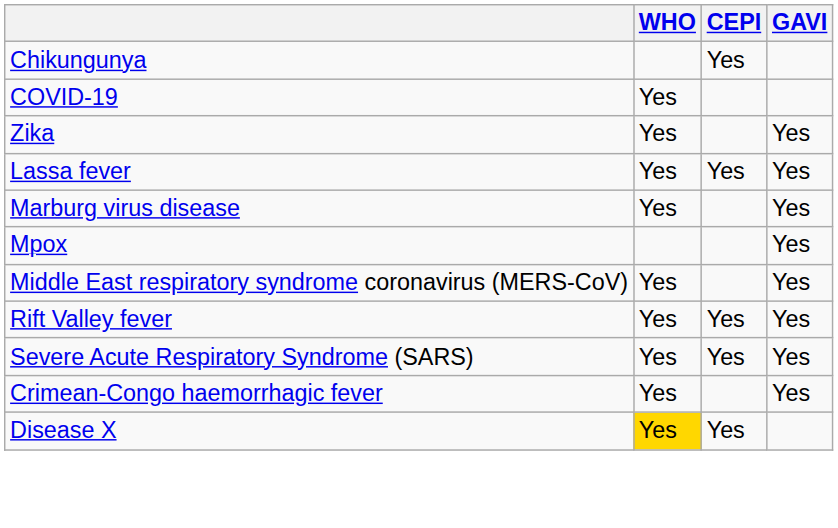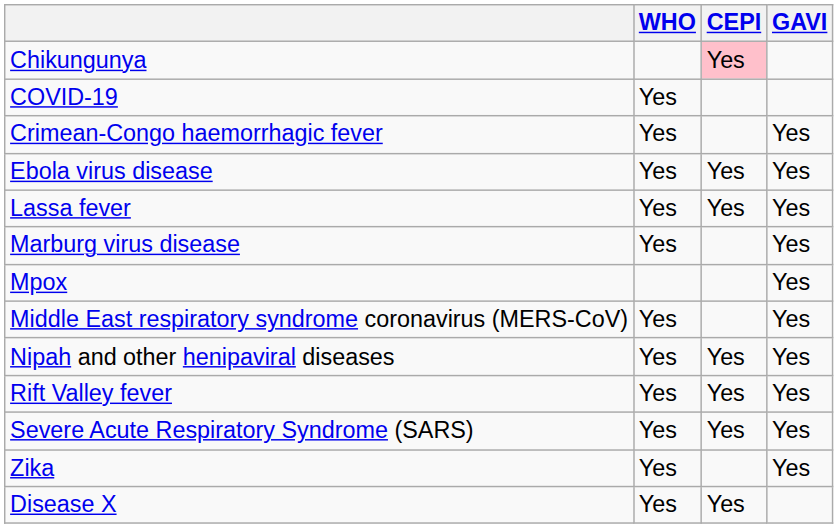(726, 60) no background -> (726, 60) pink background
rows swapped: (196, 393) <-> (32, 134)
+ row: (111, 171)
+ row: (202, 356)
(658, 430) gold background -> (658, 504) no background
